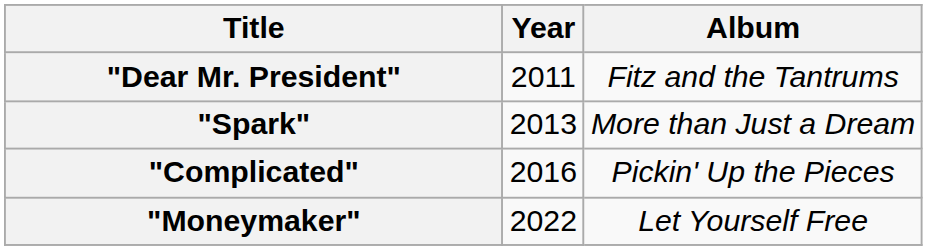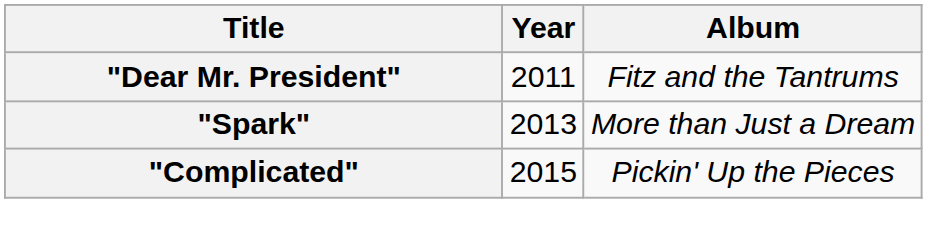(543, 172) 2016 -> (543, 172) 2015
- row: (254, 220)
